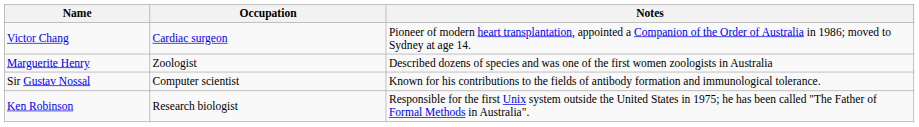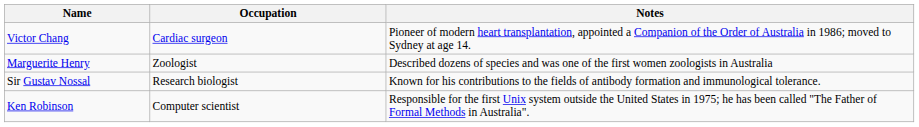(196, 81) Computer scientist -> (195, 81) Research biologist
(195, 106) Research biologist -> (196, 106) Computer scientist
